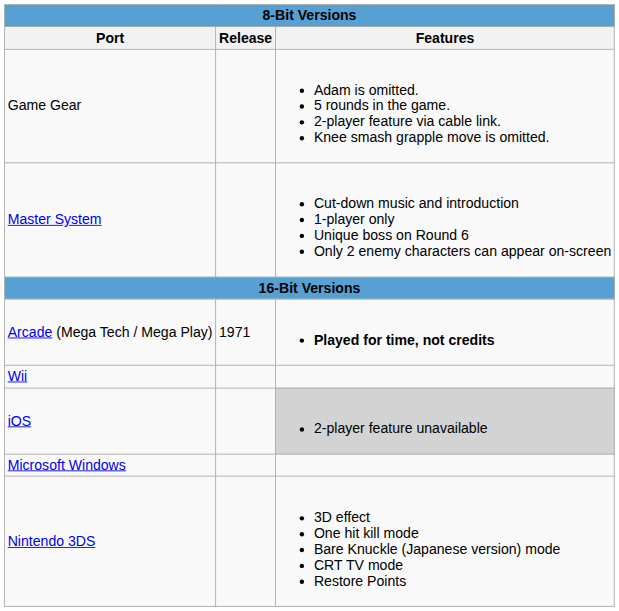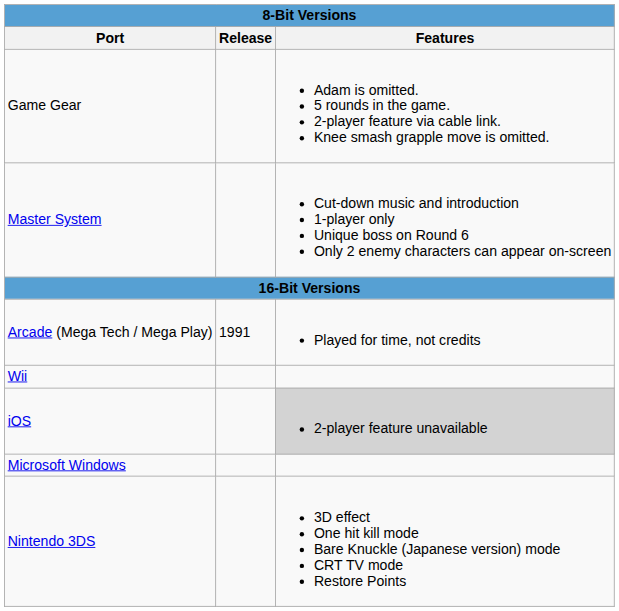(235, 332) 1971 -> (235, 332) 1991
(445, 340) bold -> (445, 340) normal
